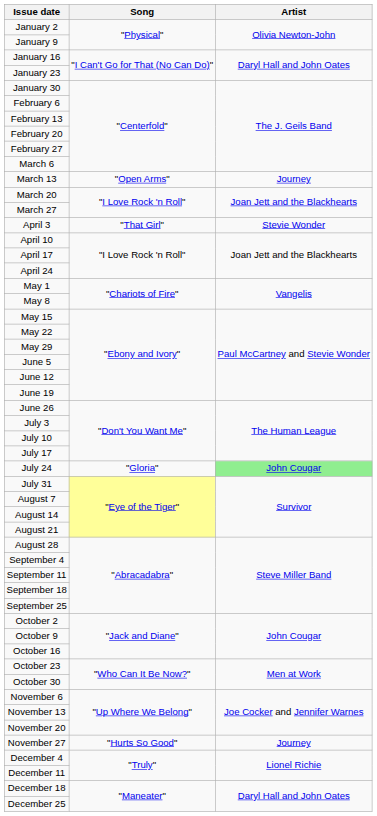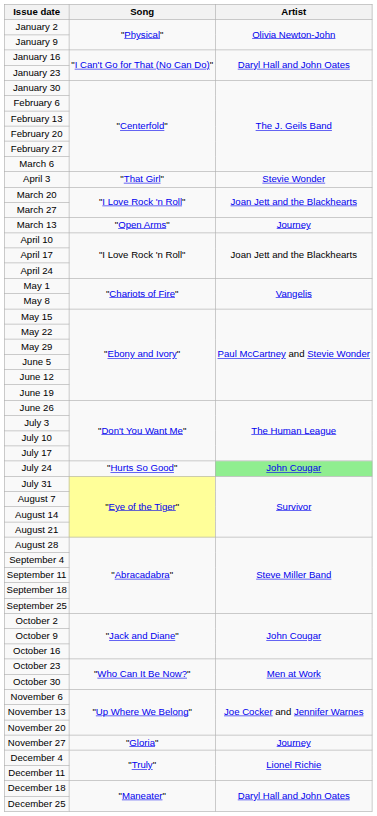rows swapped: (37, 179) <-> (37, 225)
(142, 468) "Gloria" -> (142, 468) "Hurts So Good"
(142, 742) "Hurts So Good" -> (142, 742) "Gloria"
